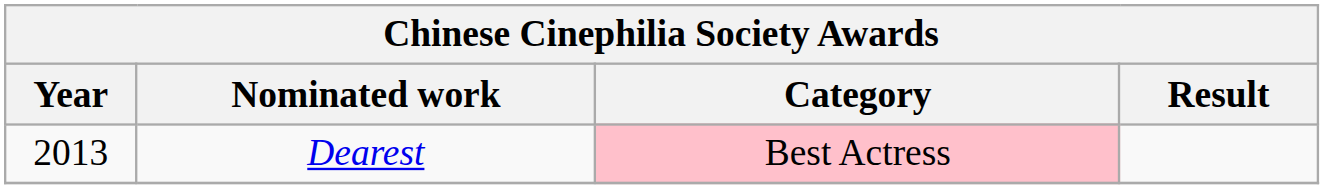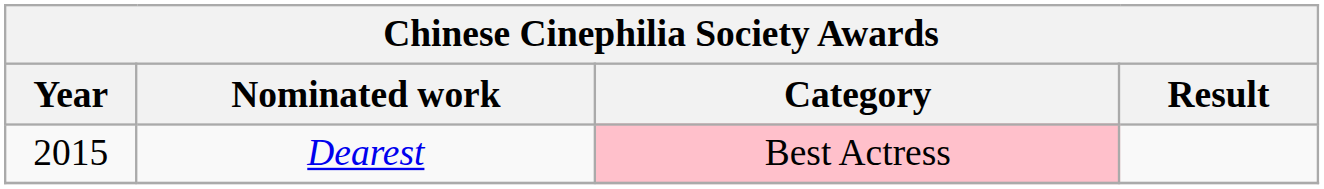(71, 152) 2013 -> (71, 152) 2015
